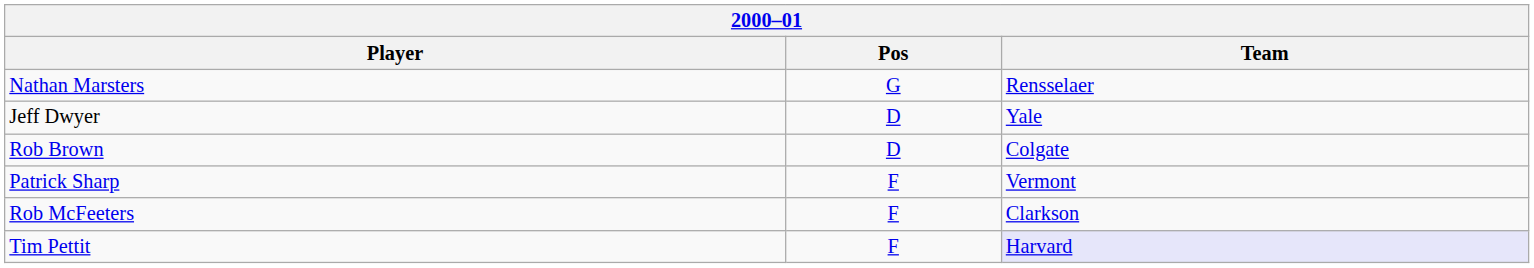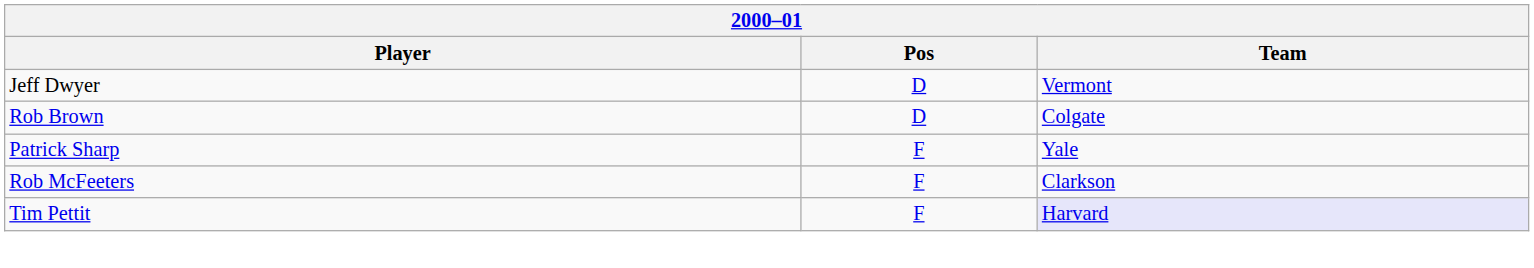- row: (77, 85)
(1024, 117) Yale -> (1077, 85) Vermont
(1041, 181) Vermont -> (1060, 149) Yale
